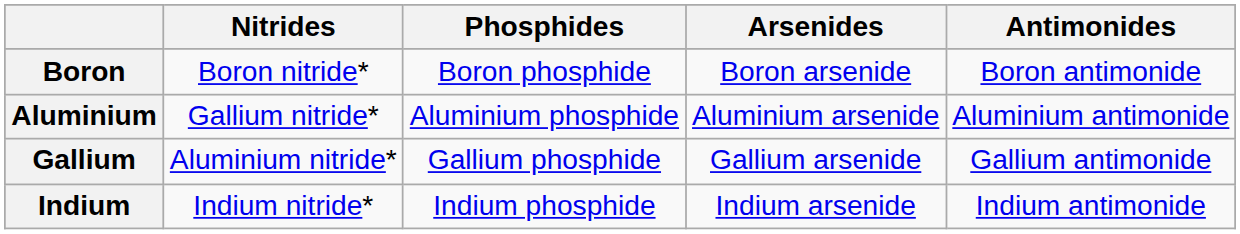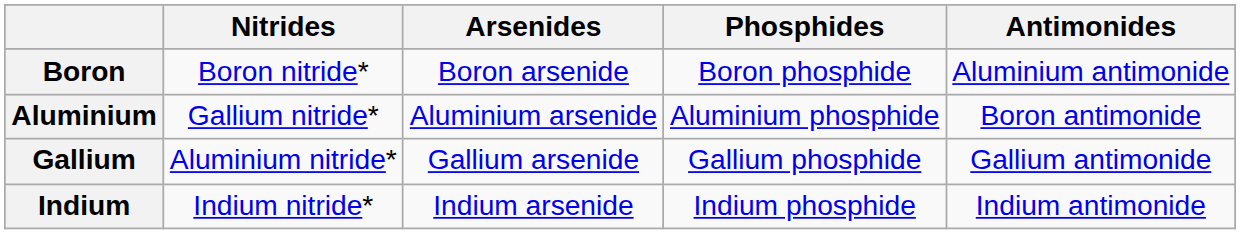columns swapped: (544, 26) <-> (816, 26)
(1091, 71) Boron antimonide -> (1091, 71) Aluminium antimonide
(1091, 116) Aluminium antimonide -> (1091, 116) Boron antimonide
